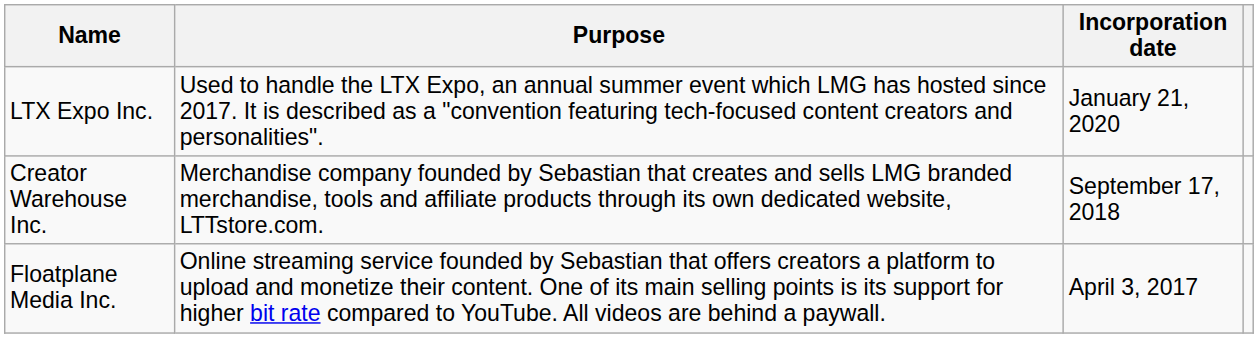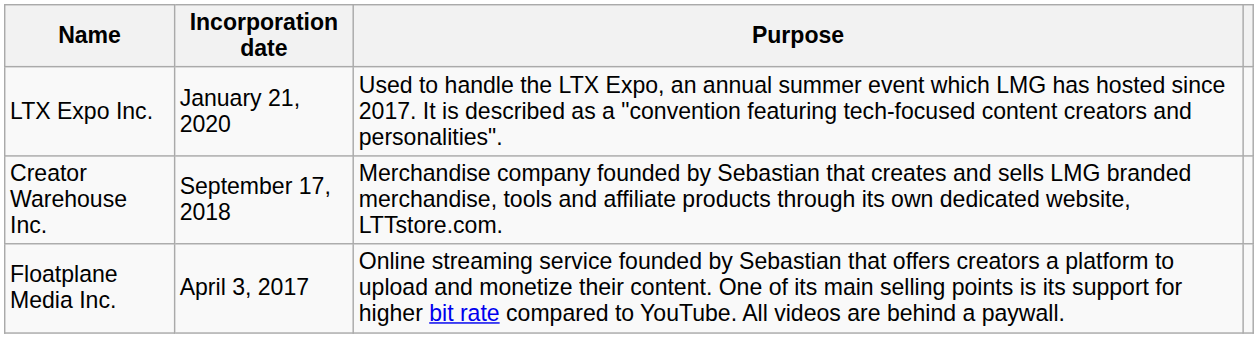columns swapped: (1153, 35) <-> (619, 35)
